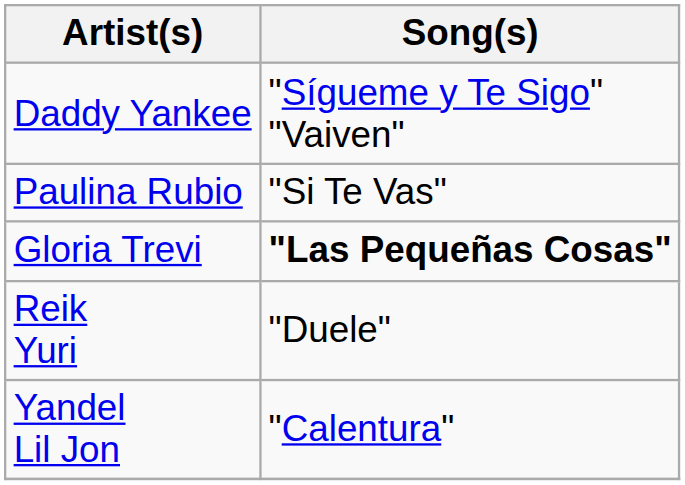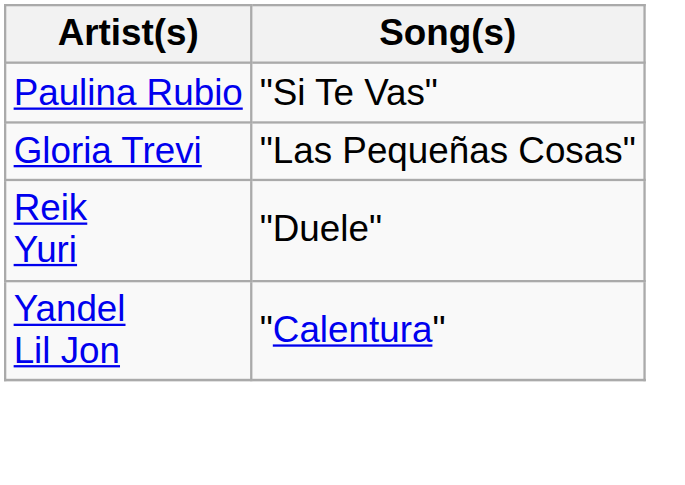- row: (133, 112)
(470, 250) bold -> (448, 150) normal
